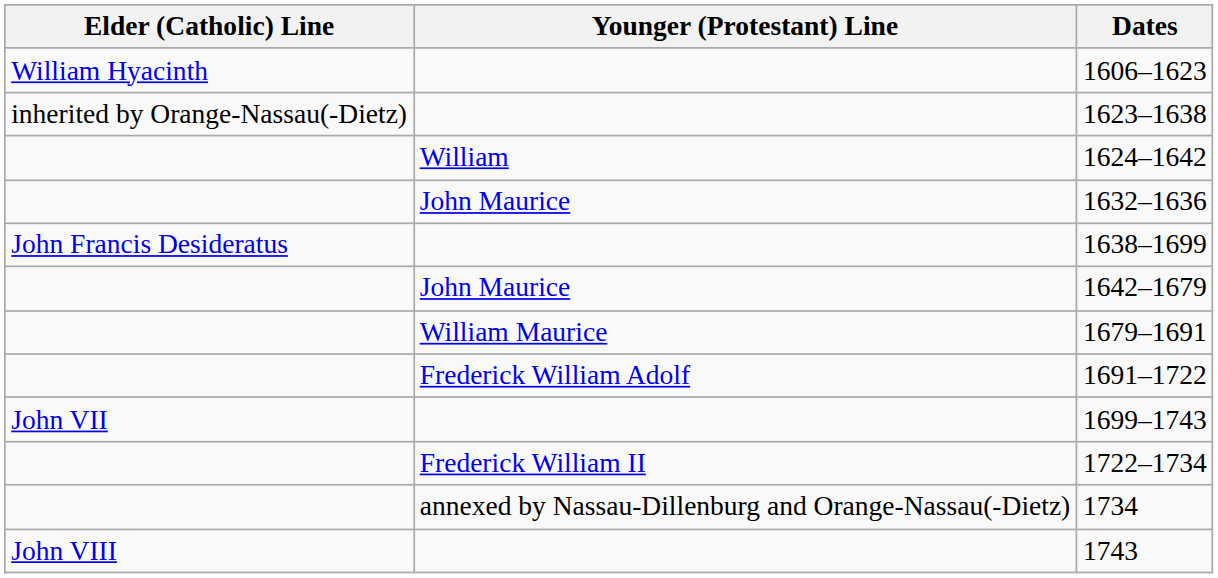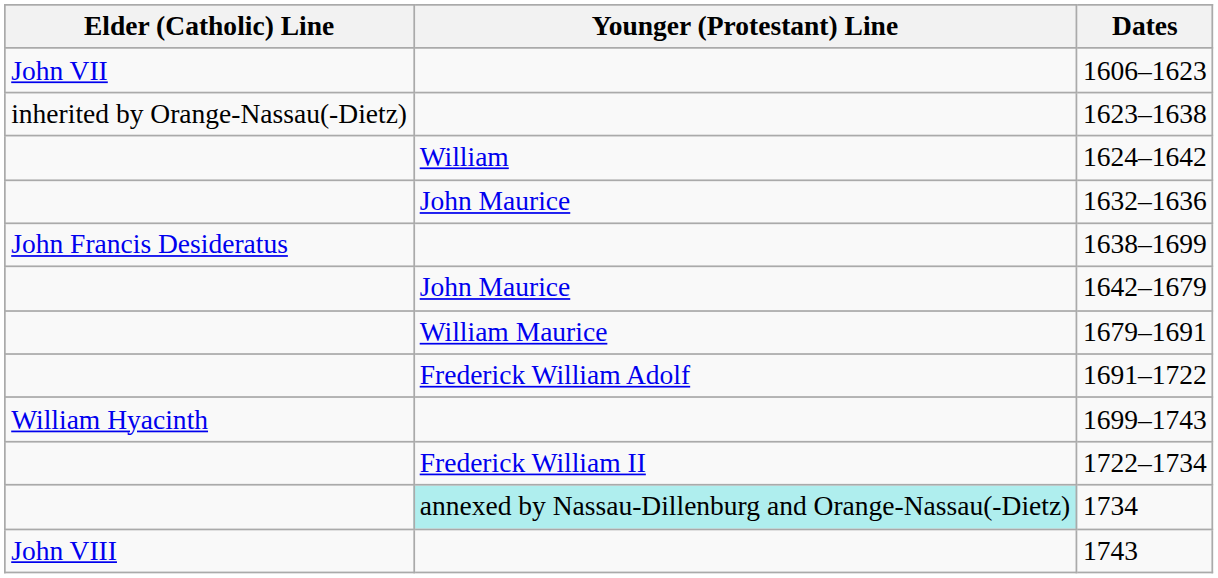(110, 69) William Hyacinth -> (59, 69) John VII
(59, 419) John VII -> (110, 419) William Hyacinth
(745, 506) no background -> (745, 506) paleturquoise background
